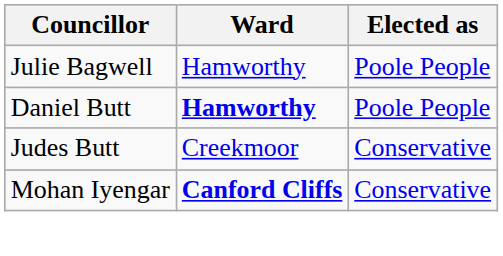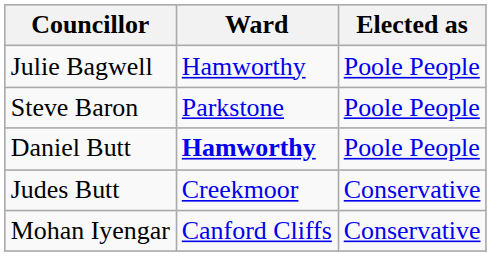+ row: (74, 107)
(262, 189) bold -> (257, 230) normal
